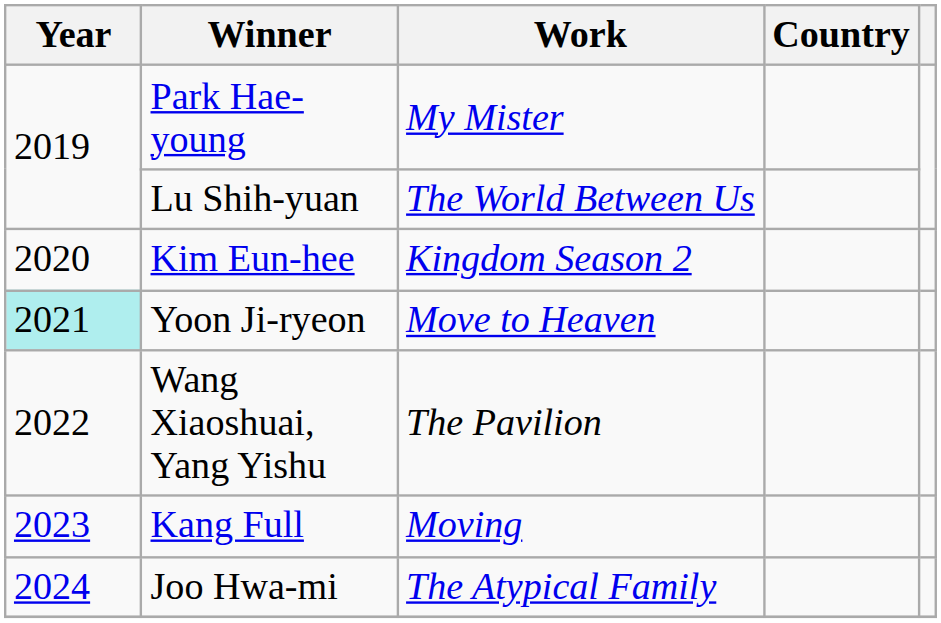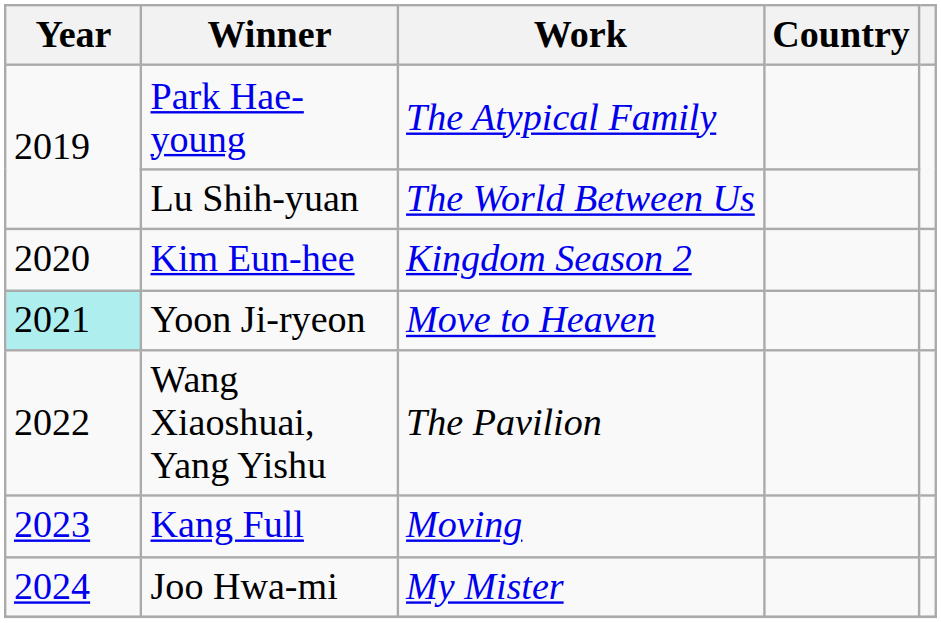(485, 116) My Mister -> (561, 116) The Atypical Family
(561, 585) The Atypical Family -> (485, 585) My Mister
